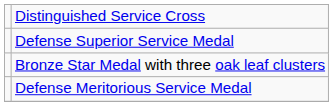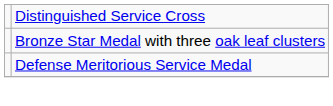- row: (124, 40)
